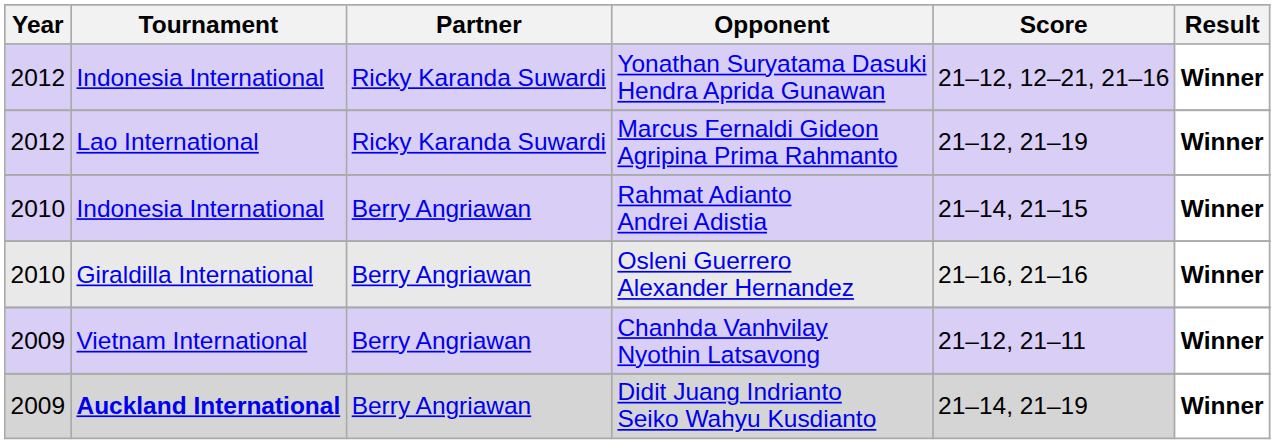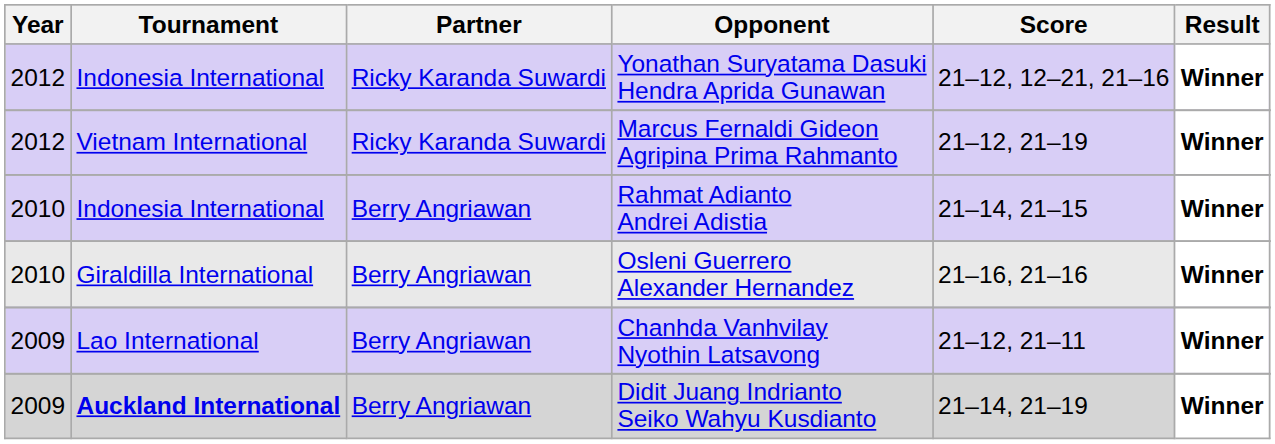(168, 143) Lao International -> (192, 143) Vietnam International
(192, 340) Vietnam International -> (168, 340) Lao International
